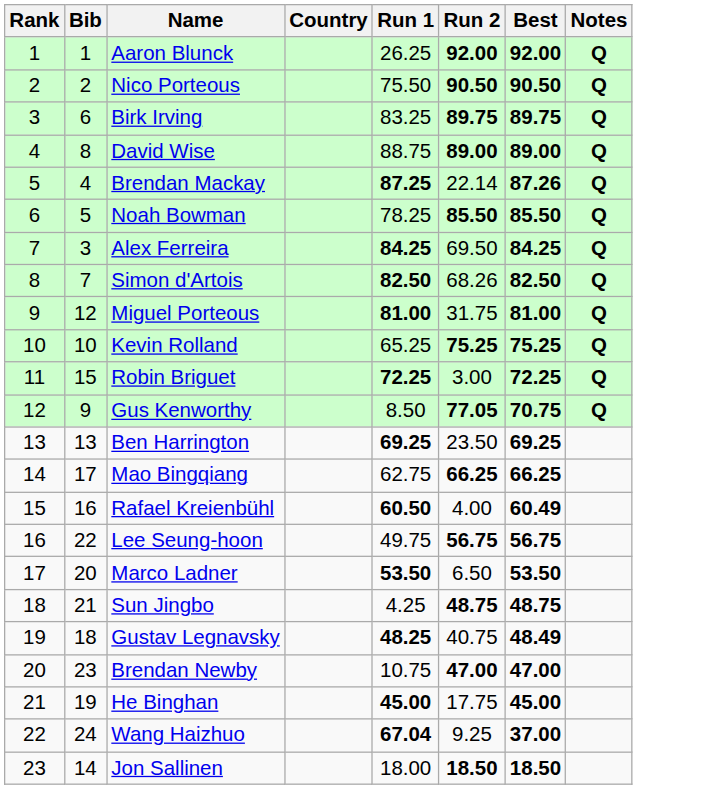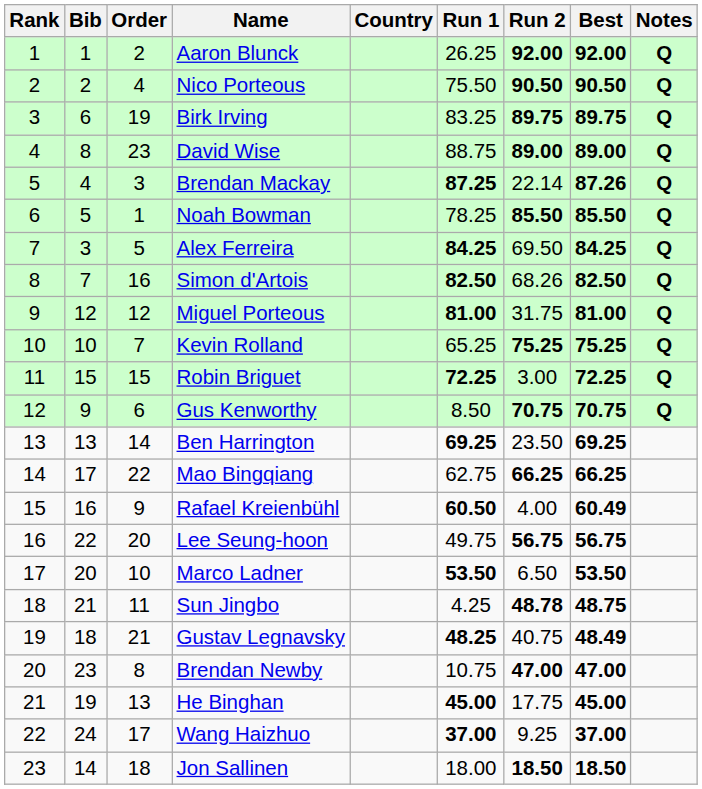+ column: (139, 20)
(472, 410) 77.05 -> (537, 410) 70.75
(472, 605) 48.75 -> (537, 605) 48.78
(406, 735) 67.04 -> (471, 735) 37.00
